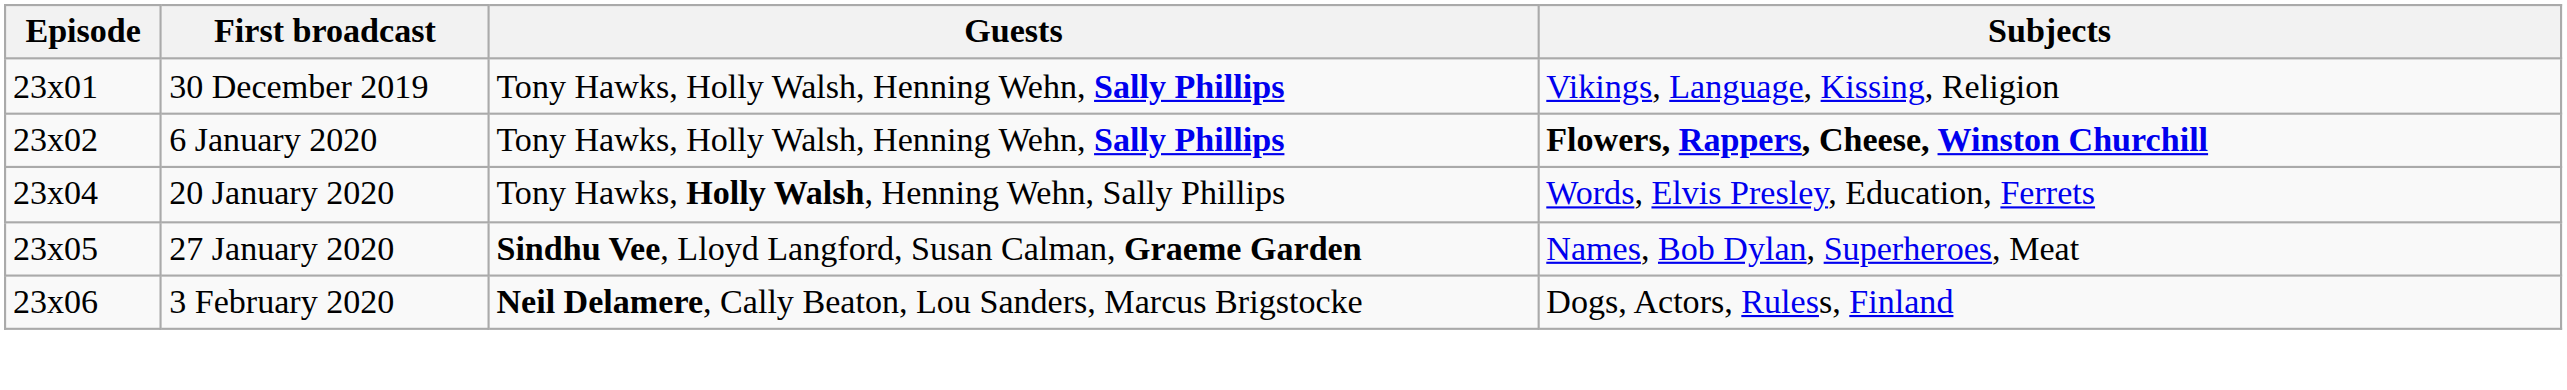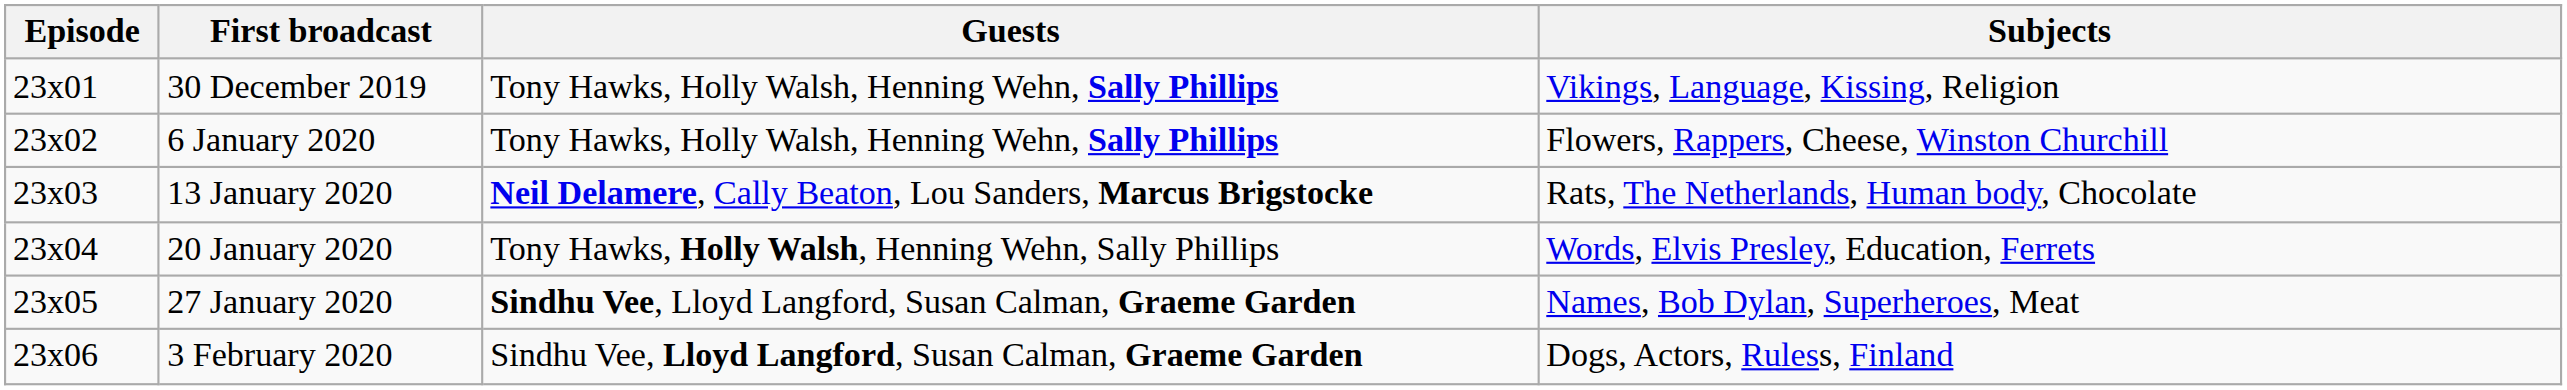(1877, 139) bold -> (1857, 139) normal
+ row: (280, 193)
(930, 301) Neil Delamere, Cally Beaton, Lou Sanders, Marcus Brigstocke -> (926, 355) Sindhu Vee, Lloyd Langford, Susan Calman, Graeme Garden
